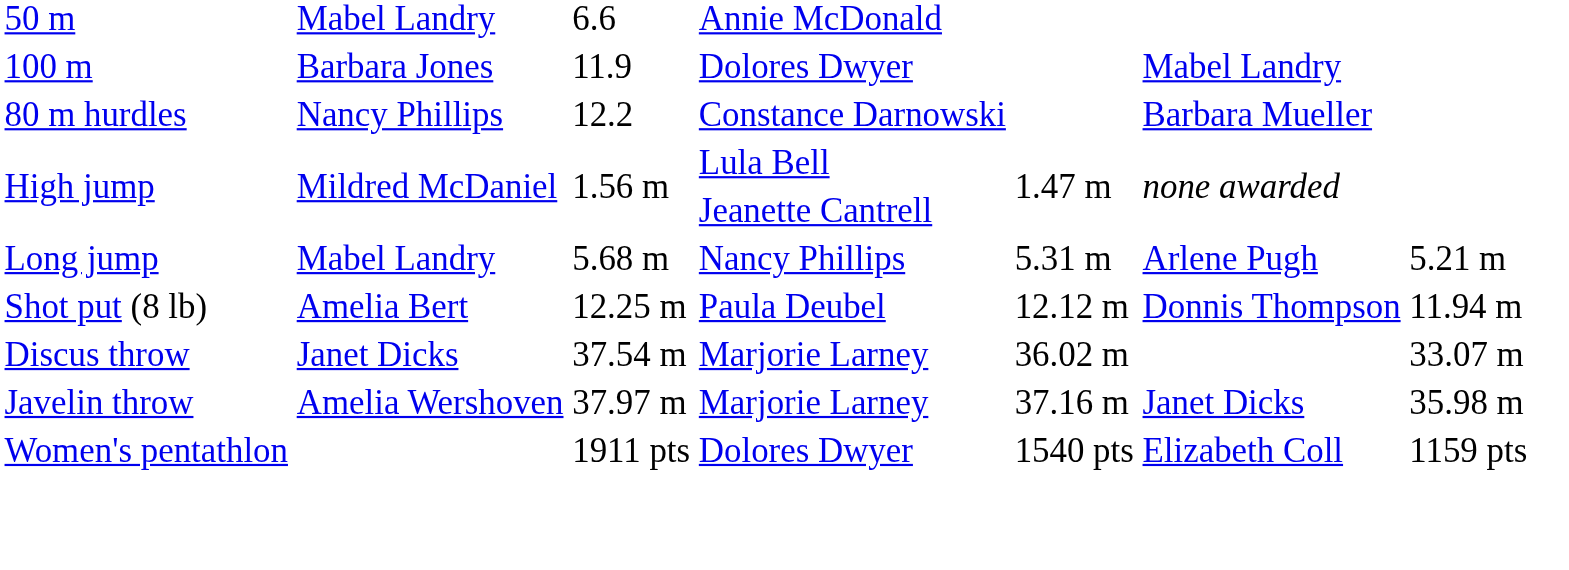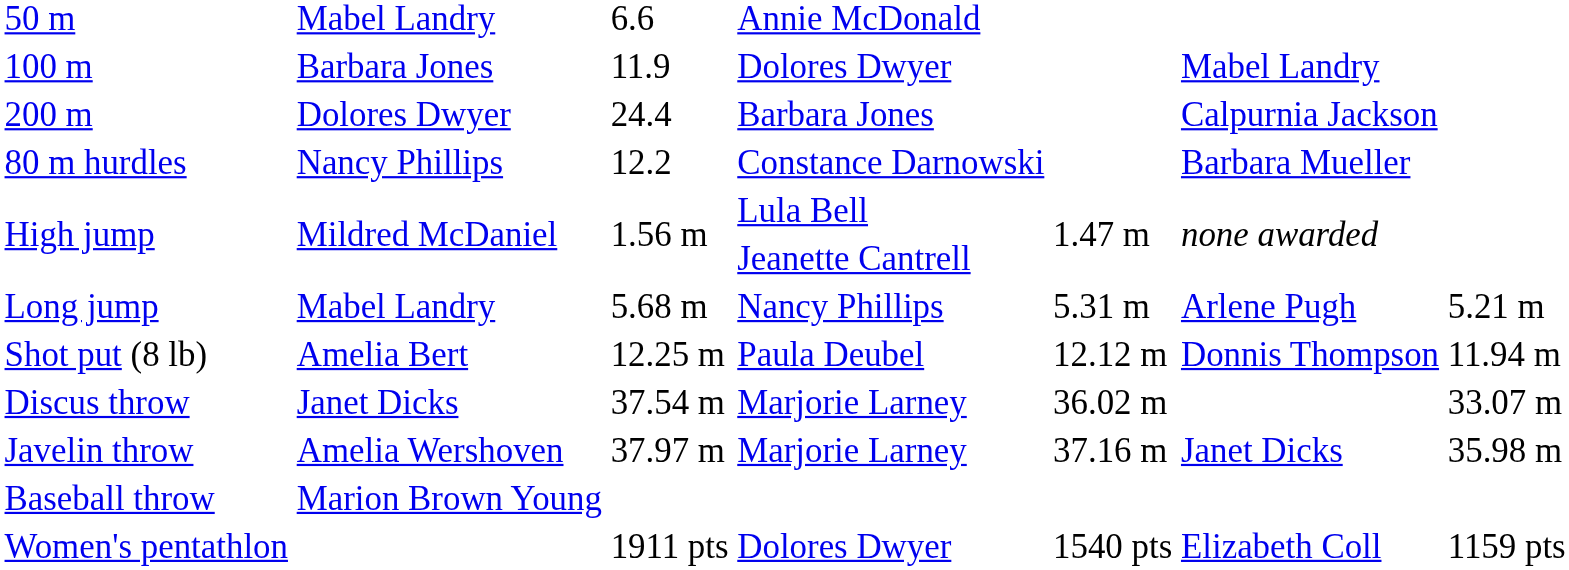+ row: (49, 114)
+ row: (110, 498)
